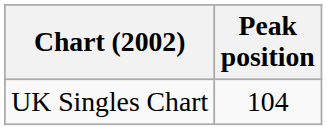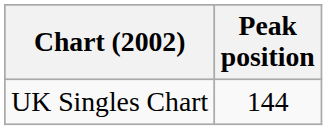(268, 101) 104 -> (268, 101) 144
